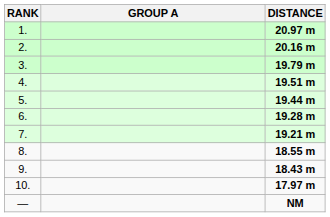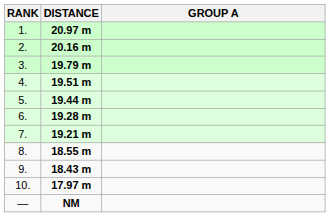columns swapped: (153, 13) <-> (295, 13)
